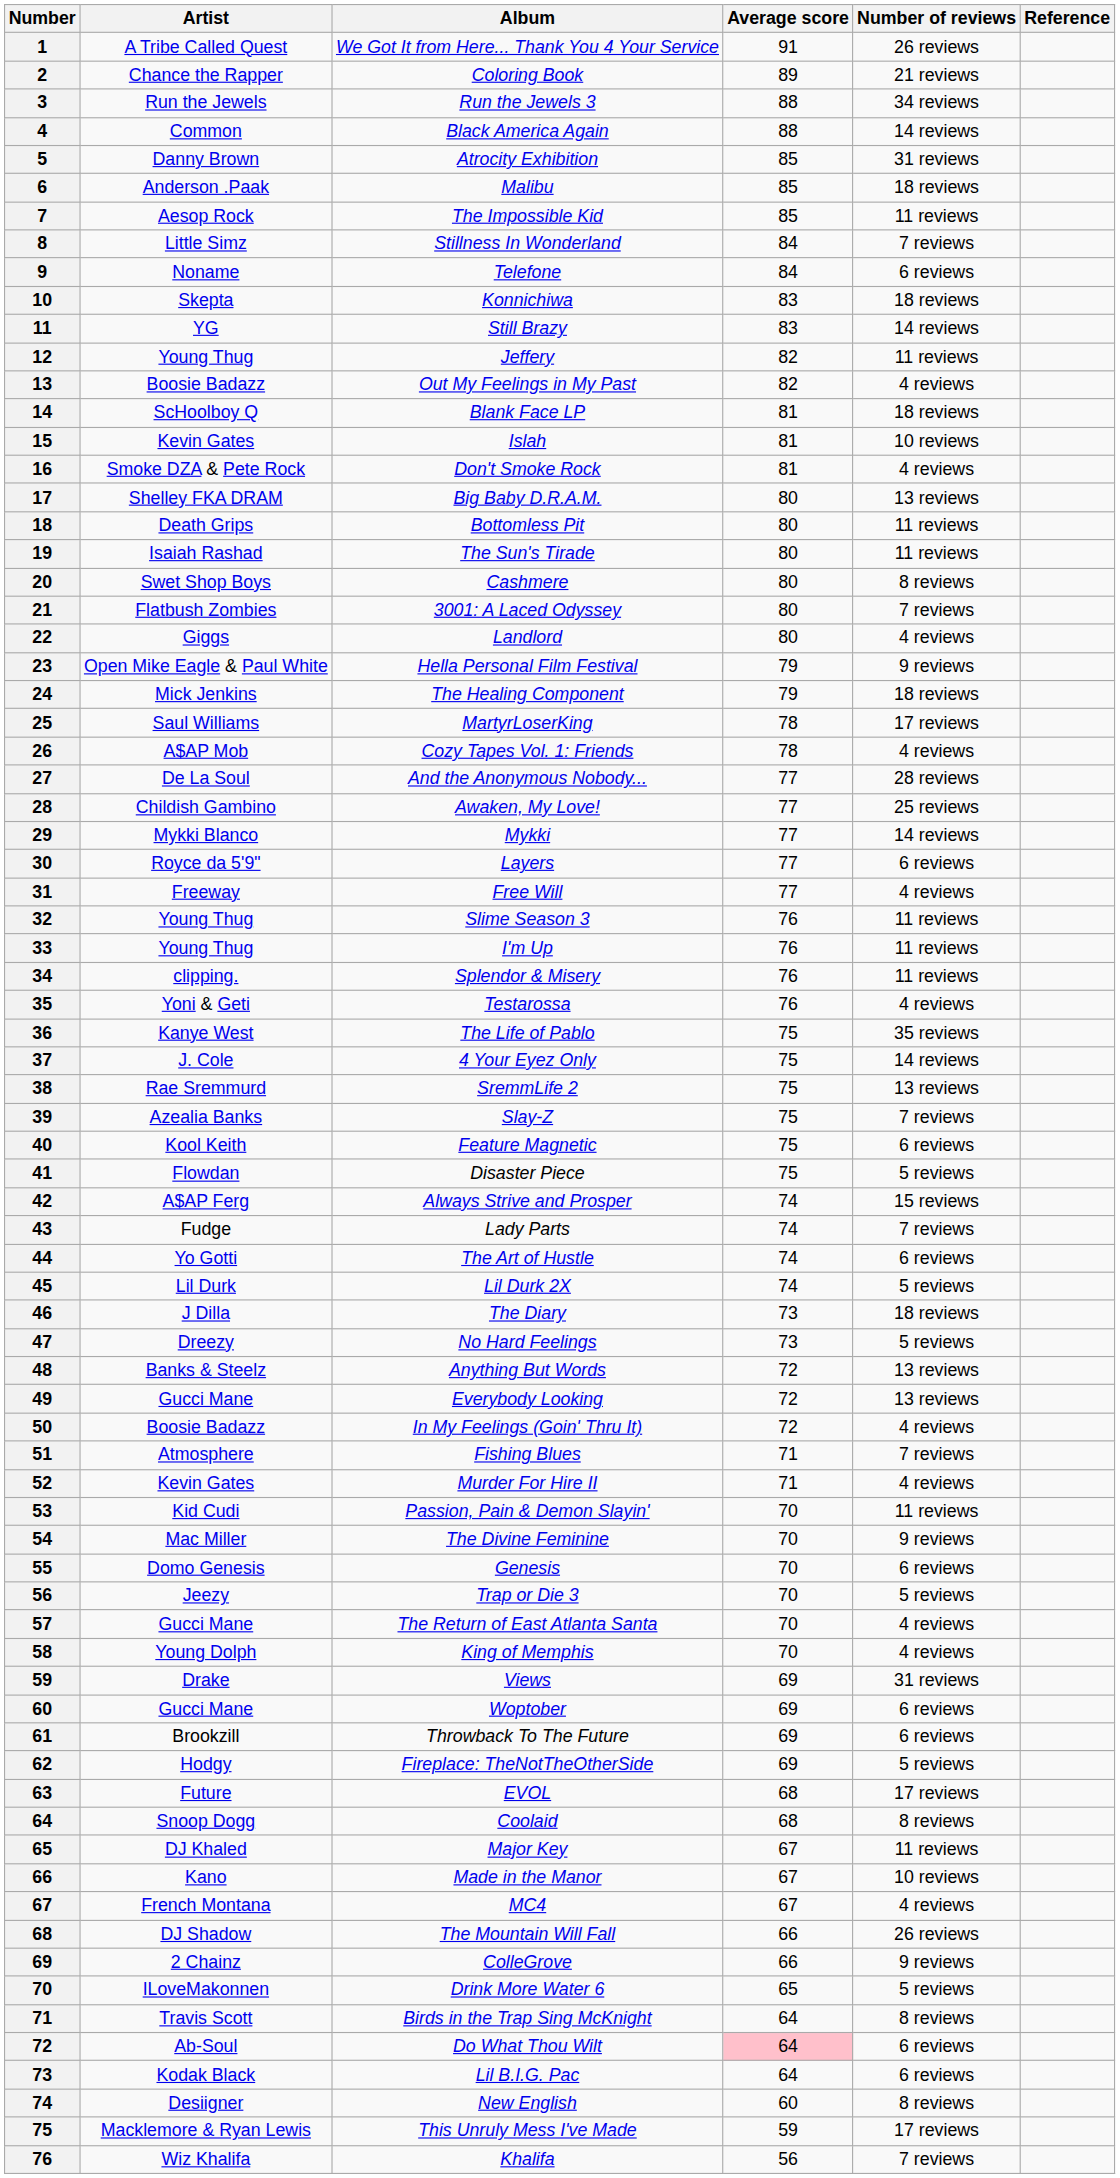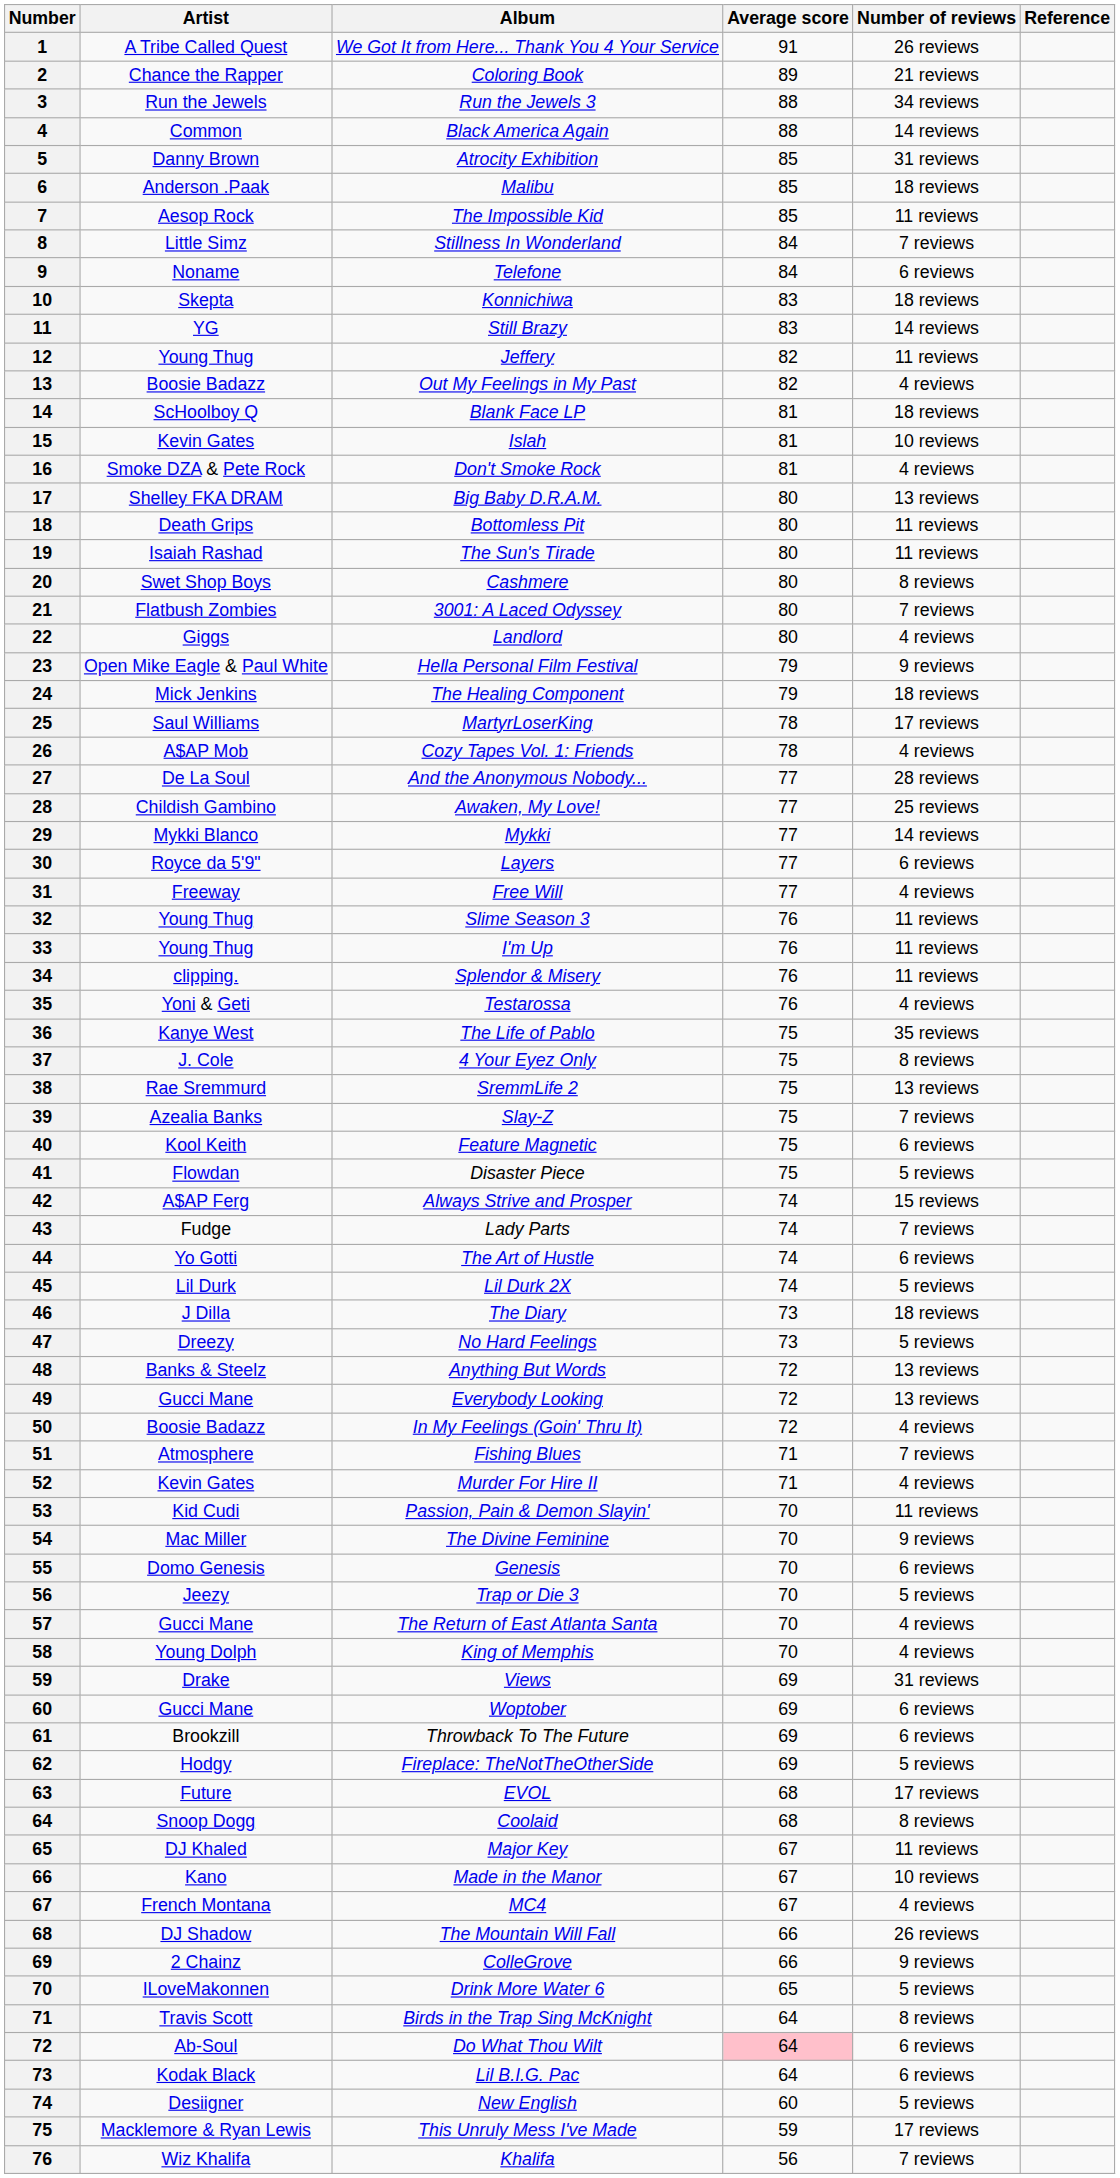(937, 1060) 14 reviews -> (937, 1060) 8 reviews
(937, 2102) 8 reviews -> (937, 2102) 5 reviews
